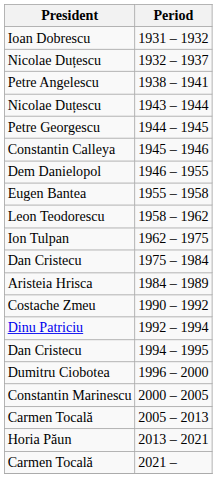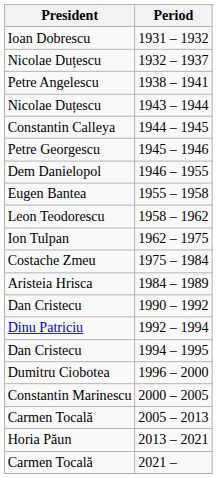(54, 127) Petre Georgescu -> (61, 127) Constantin Calleya
(61, 149) Constantin Calleya -> (54, 149) Petre Georgescu
(45, 261) Dan Cristecu -> (52, 261) Costache Zmeu
(52, 305) Costache Zmeu -> (45, 305) Dan Cristecu
